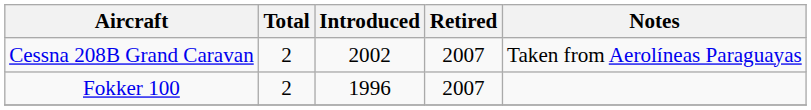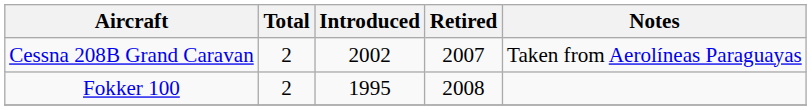(370, 88) 1996 -> (370, 88) 1995
(463, 88) 2007 -> (463, 88) 2008
